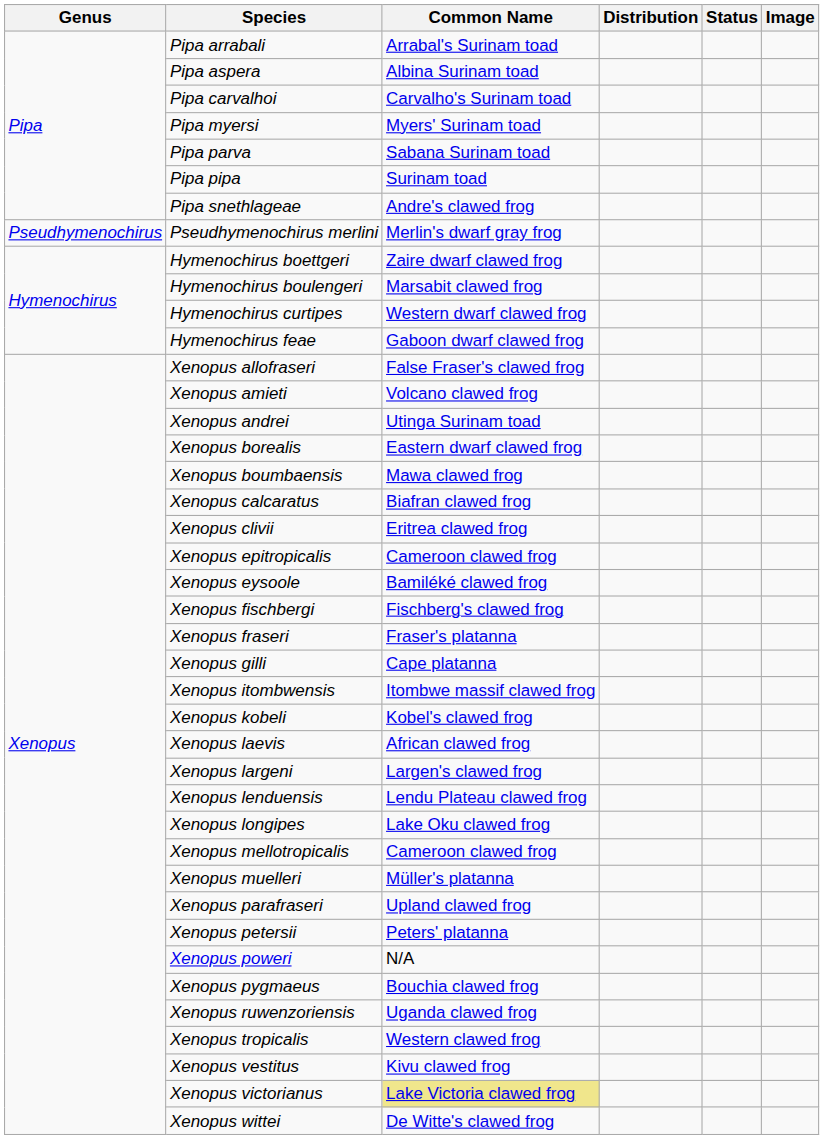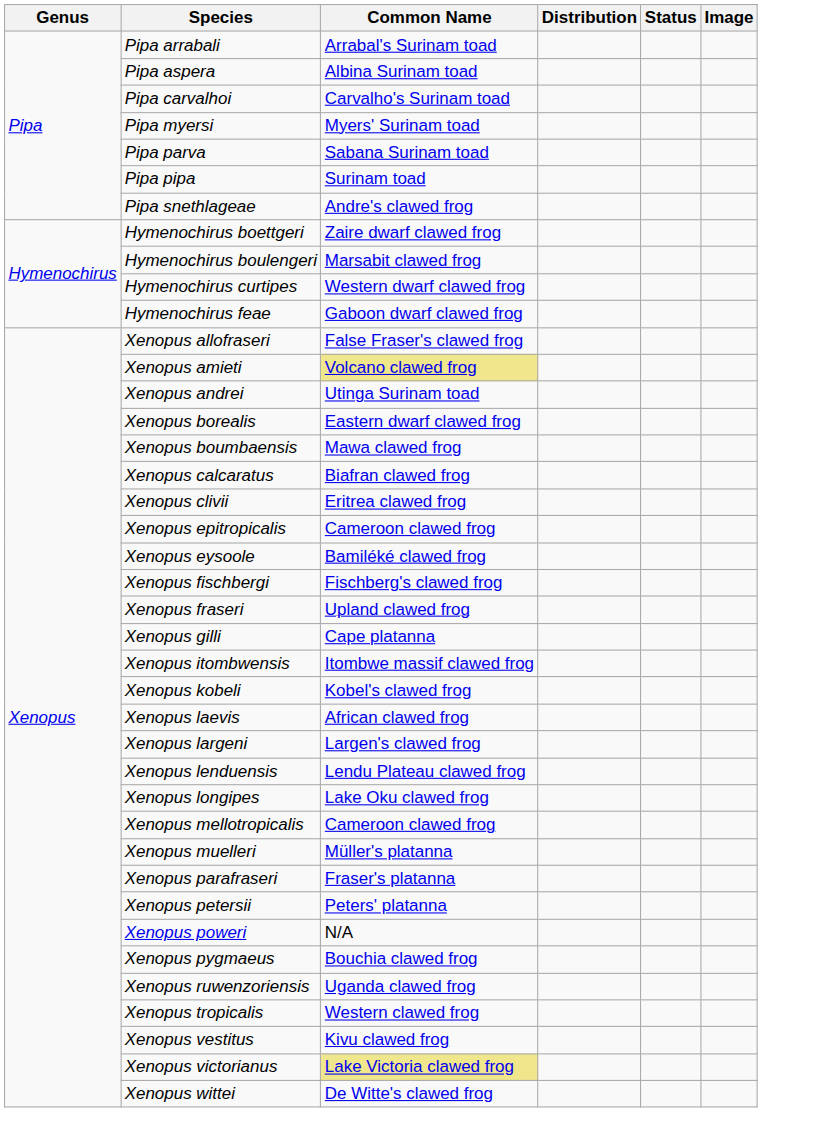- row: (274, 233)
(462, 394) no background -> (401, 367) khaki background
(451, 636) Fraser's platanna -> (397, 609) Upland clawed frog
(459, 905) Upland clawed frog -> (390, 878) Fraser's platanna
